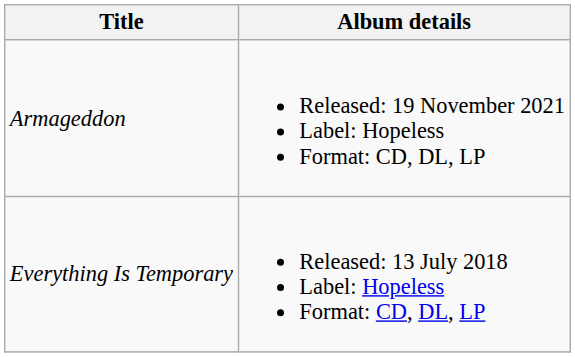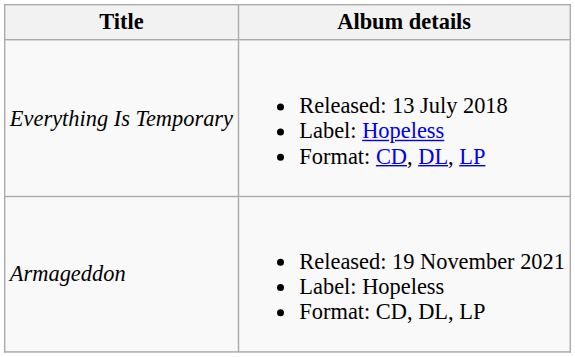rows swapped: (121, 273) <-> (68, 117)
